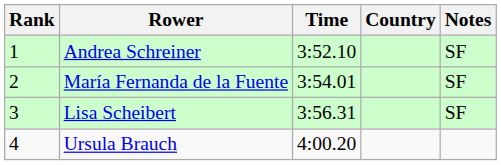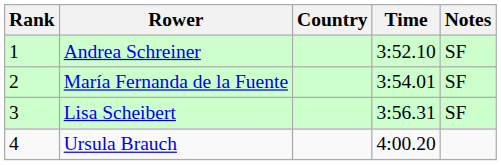columns swapped: (400, 19) <-> (327, 19)
